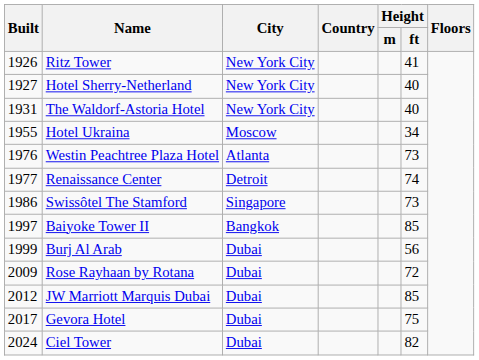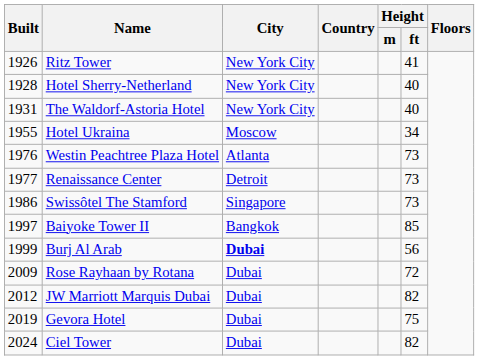(23, 86) 1927 -> (23, 86) 1928
(412, 179) 74 -> (412, 179) 73
(244, 249) normal -> (245, 249) bold
(412, 296) 85 -> (412, 296) 82
(23, 319) 2017 -> (23, 319) 2019
